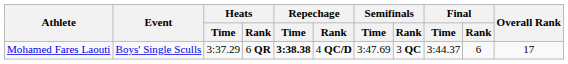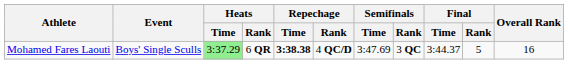(223, 50) no background -> (223, 50) lightgreen background
(478, 50) 6 -> (478, 50) 5
(529, 50) 17 -> (529, 50) 16
